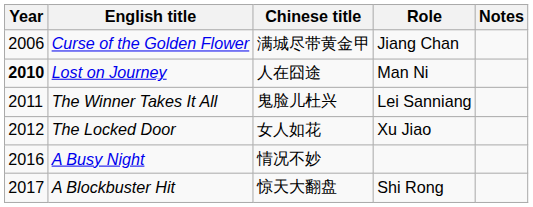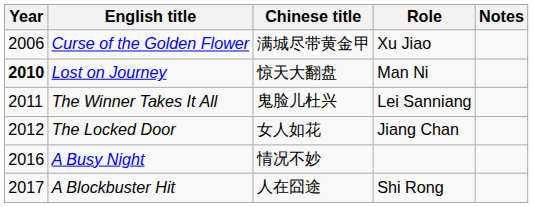(418, 44) Jiang Chan -> (404, 44) Xu Jiao
(289, 72) 人在囧途 -> (297, 72) 惊天大翻盘
(404, 130) Xu Jiao -> (418, 130) Jiang Chan
(297, 187) 惊天大翻盘 -> (289, 187) 人在囧途
